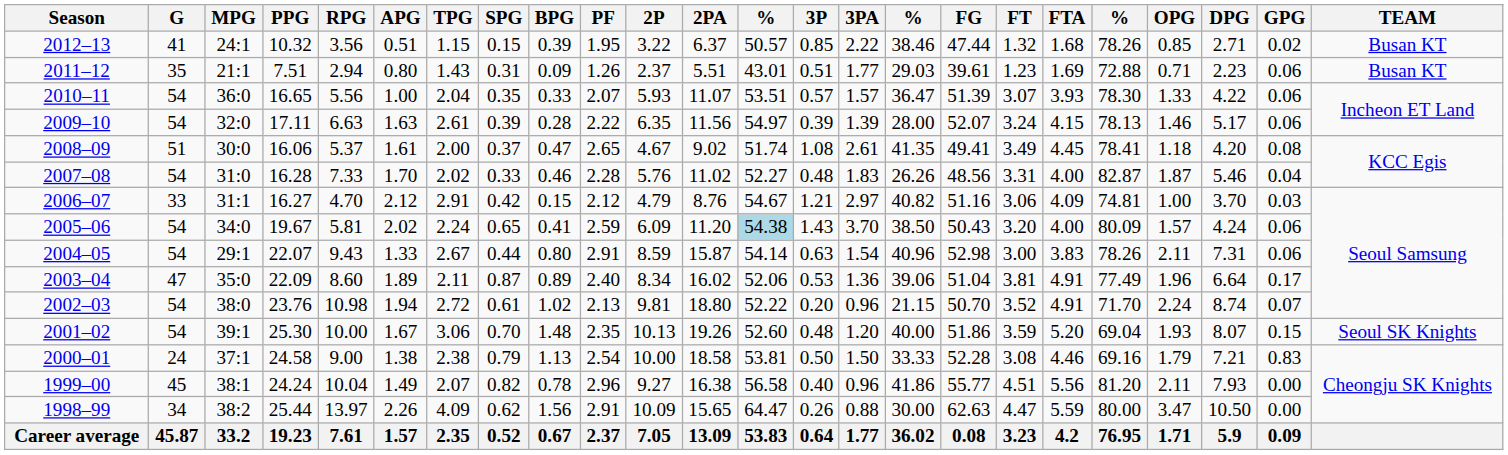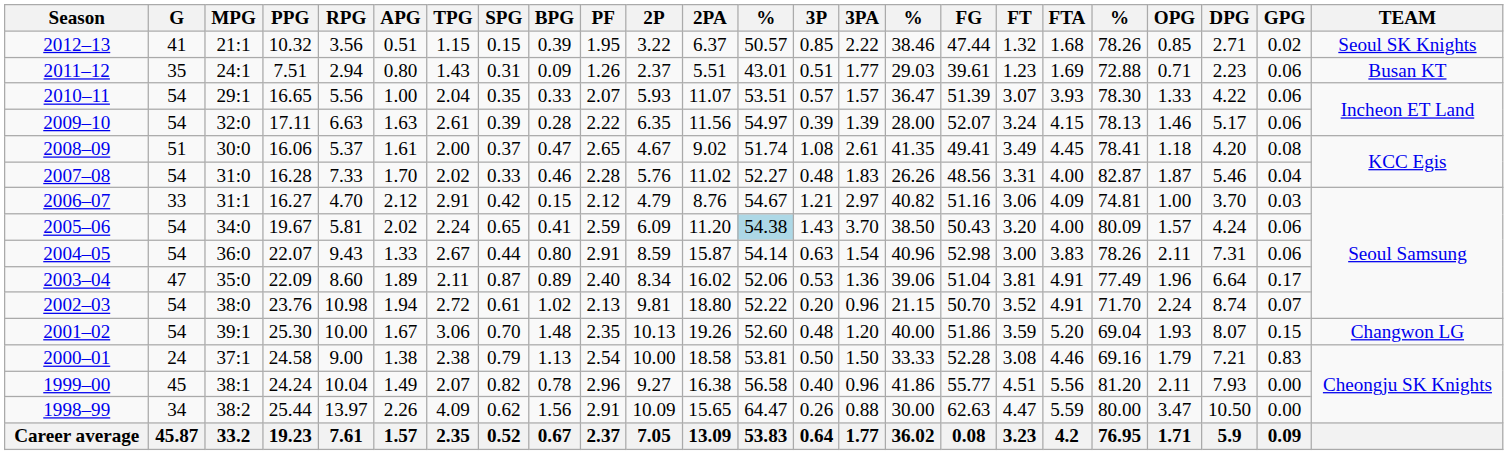(234, 44) 24:1 -> (234, 44) 21:1
(1407, 44) Busan KT -> (1407, 44) Seoul SK Knights
(234, 70) 21:1 -> (234, 70) 24:1
(234, 96) 36:0 -> (234, 96) 29:1
(234, 253) 29:1 -> (234, 253) 36:0
(1407, 331) Seoul SK Knights -> (1407, 331) Changwon LG
